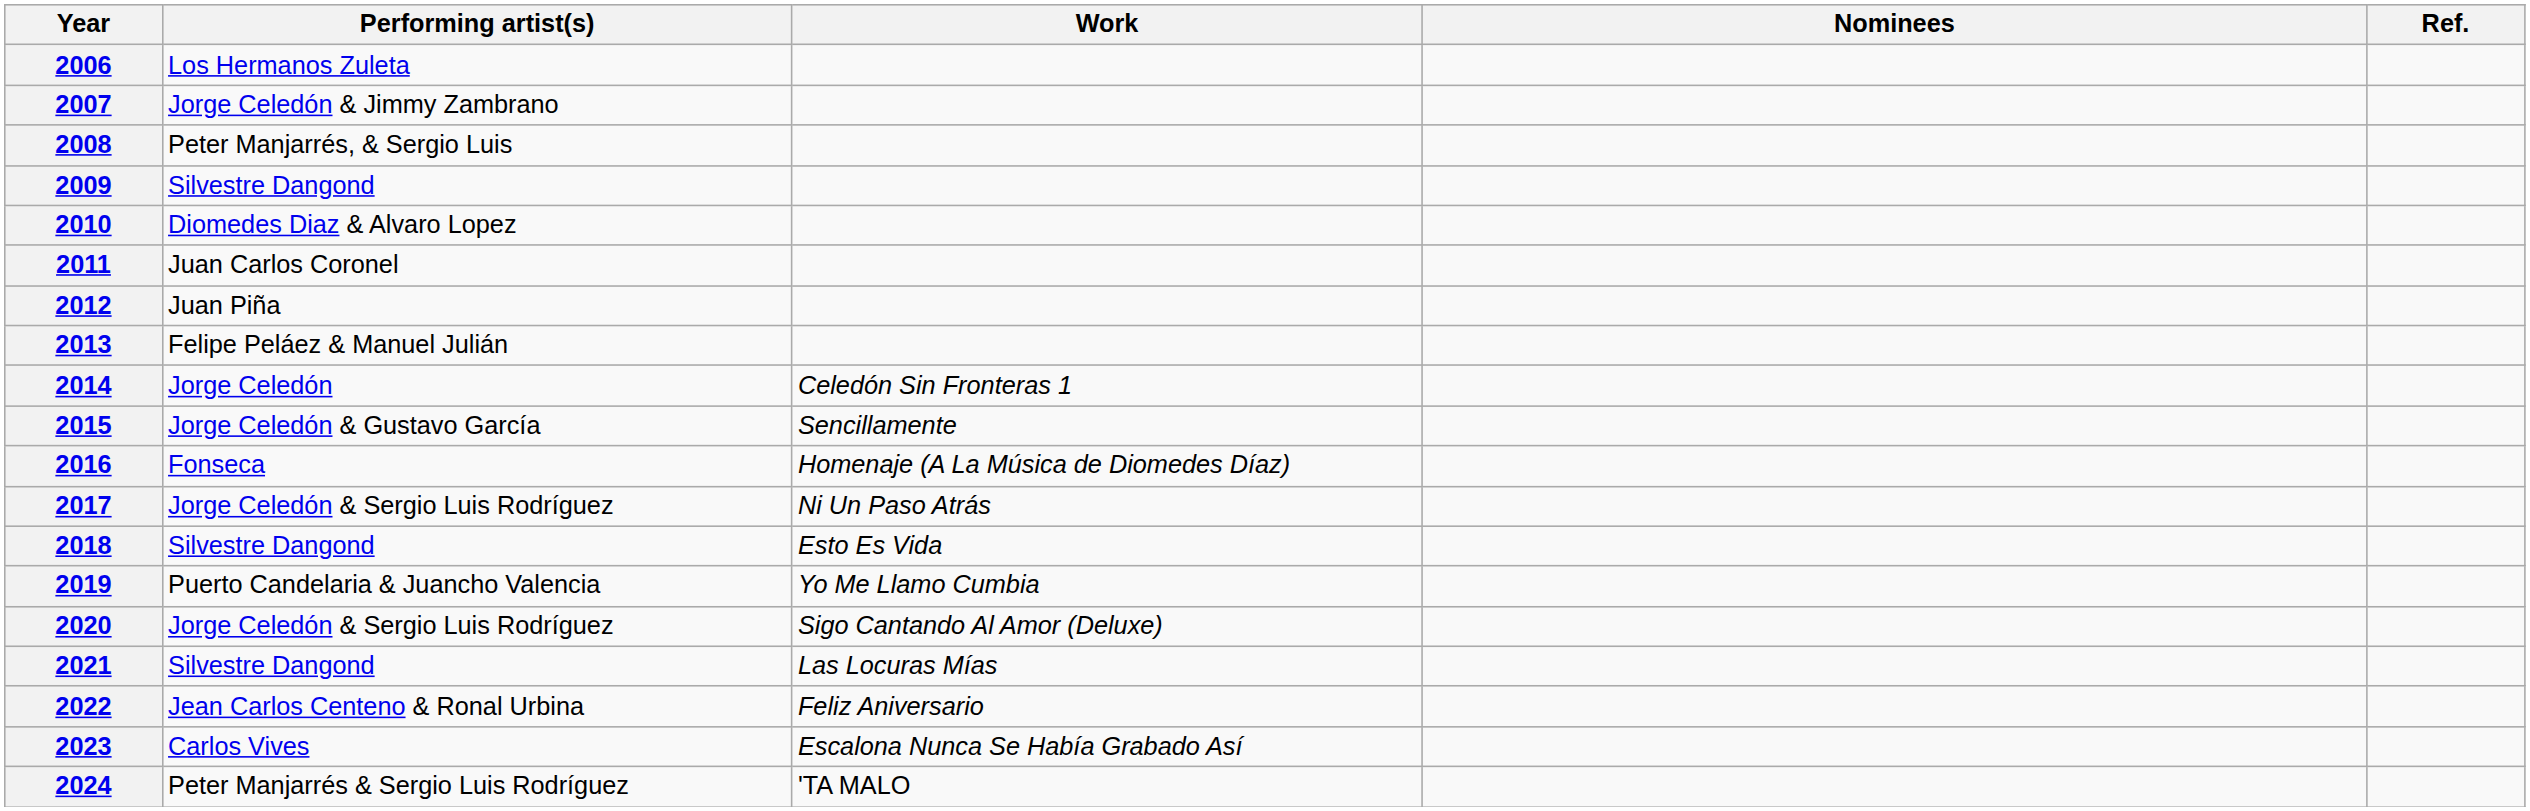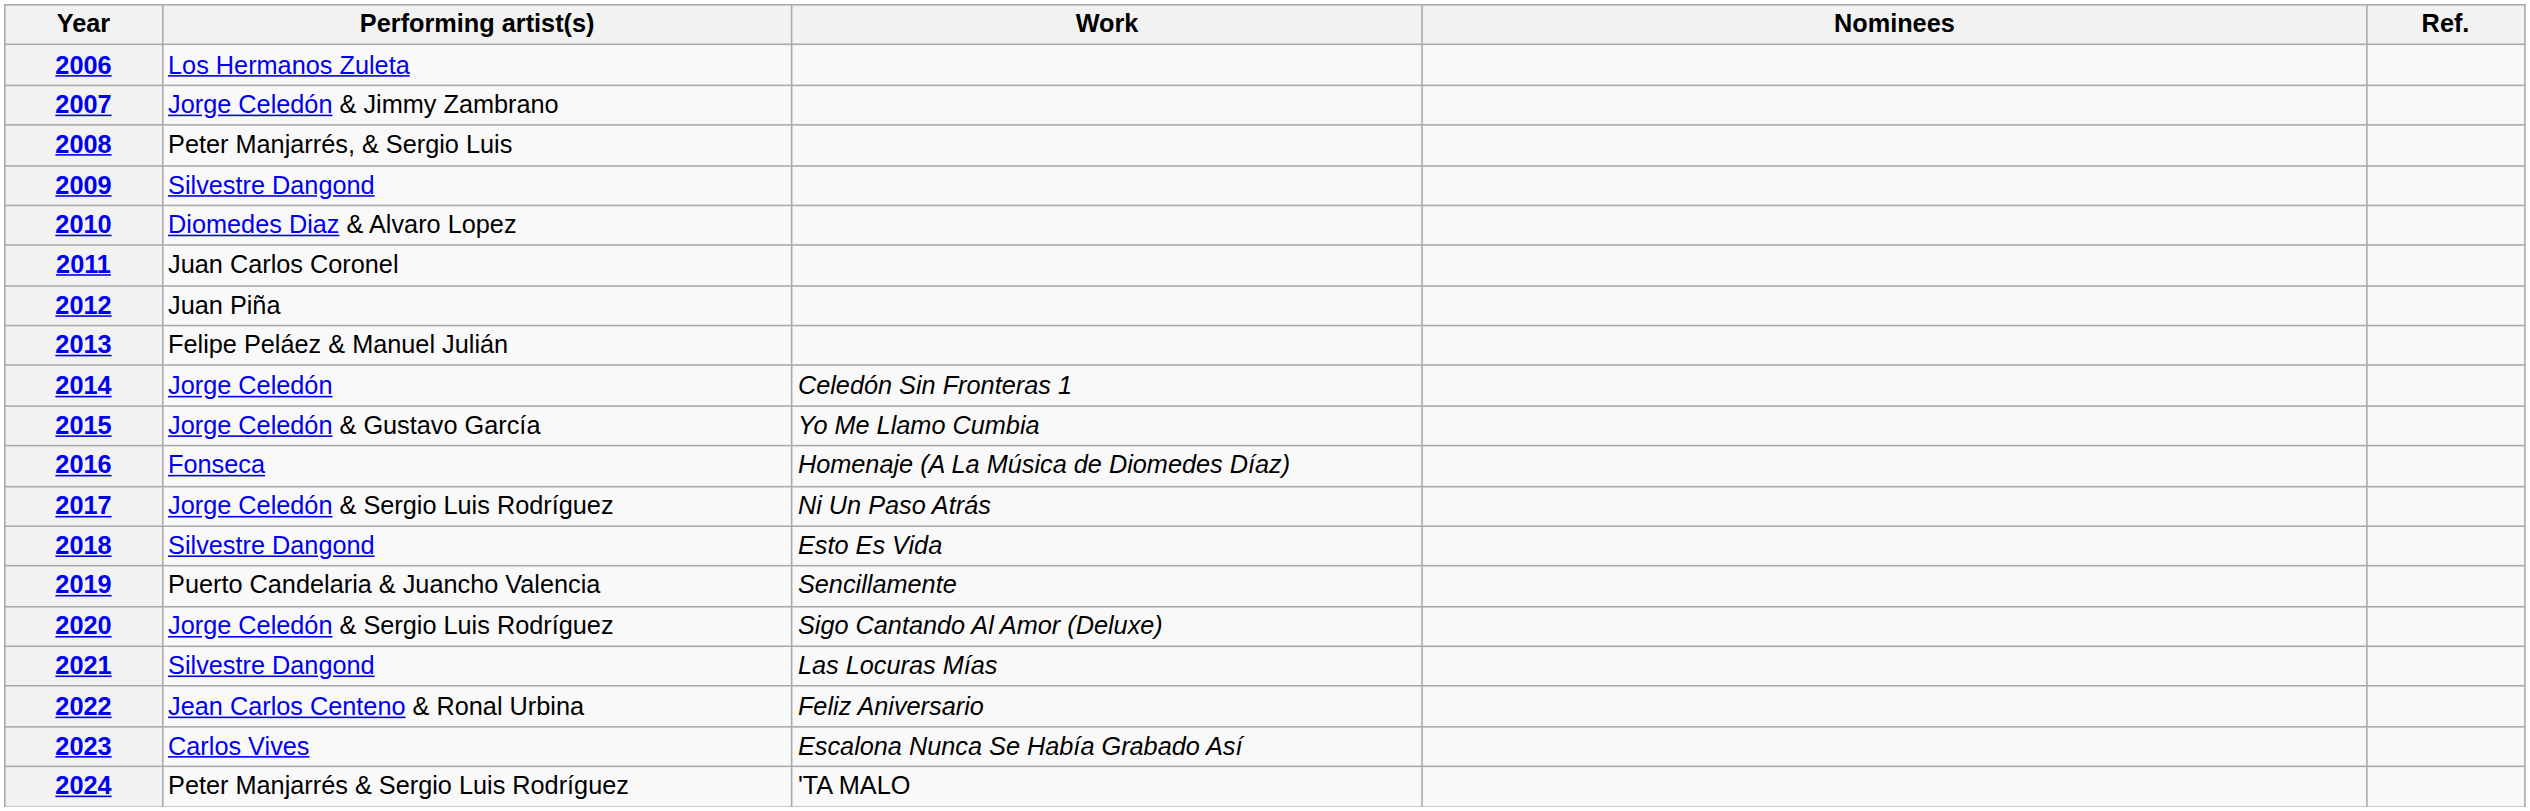(877, 425) Sencillamente -> (919, 425) Yo Me Llamo Cumbia
(919, 585) Yo Me Llamo Cumbia -> (877, 585) Sencillamente
